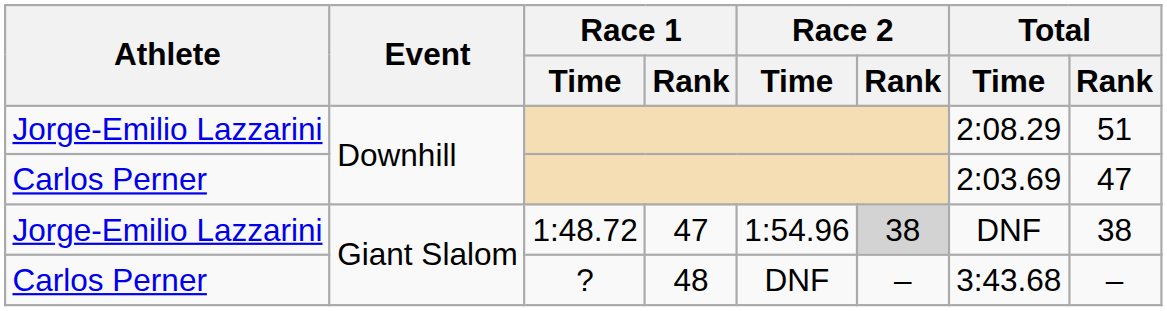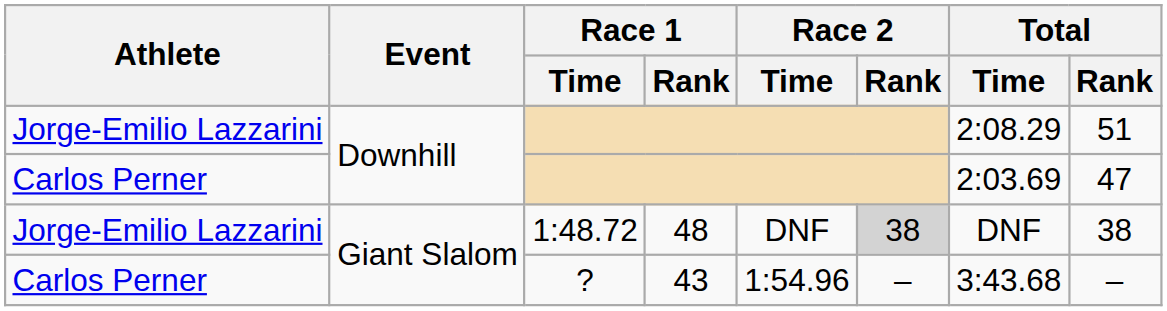(691, 230) 47 -> (691, 230) 48
(797, 230) 1:54.96 -> (797, 230) DNF
(691, 280) 48 -> (691, 280) 43
(797, 280) DNF -> (797, 280) 1:54.96
